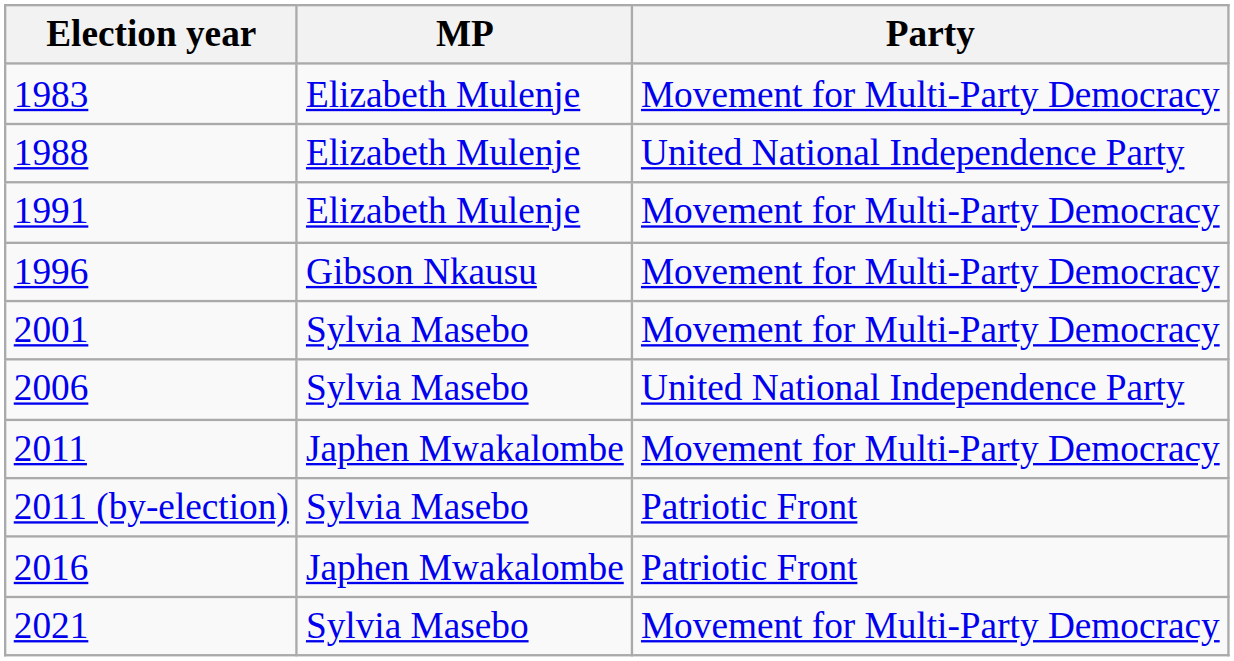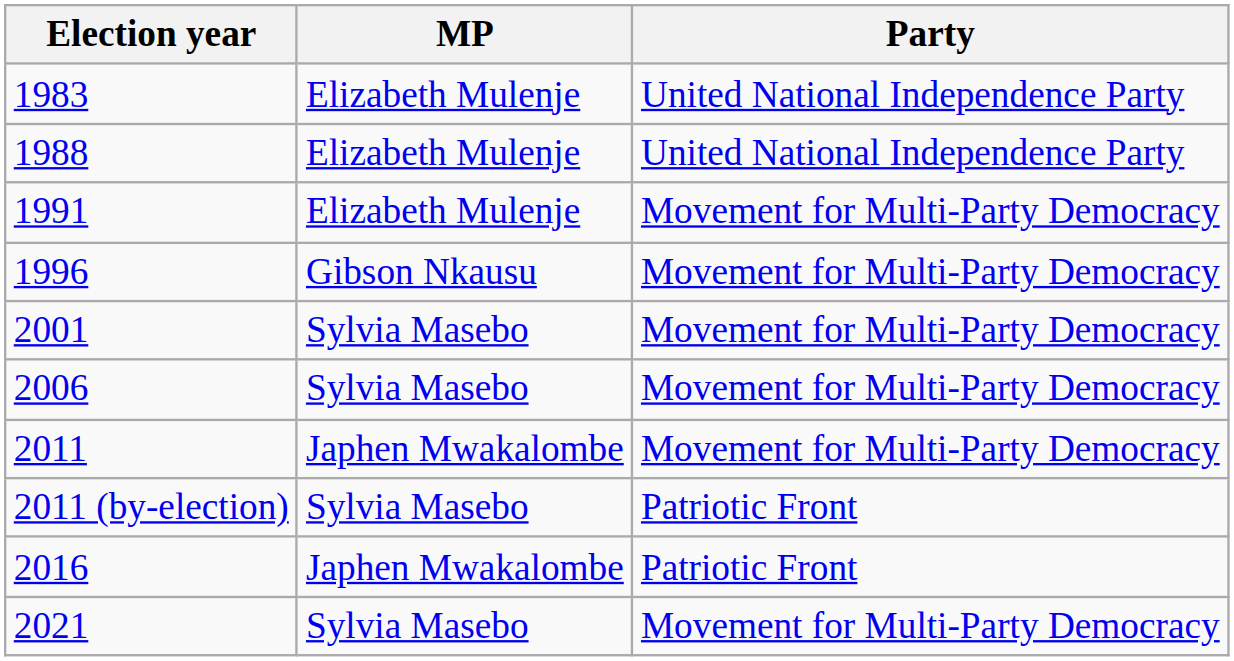(930, 93) Movement for Multi-Party Democracy -> (913, 93) United National Independence Party
(913, 388) United National Independence Party -> (930, 388) Movement for Multi-Party Democracy
